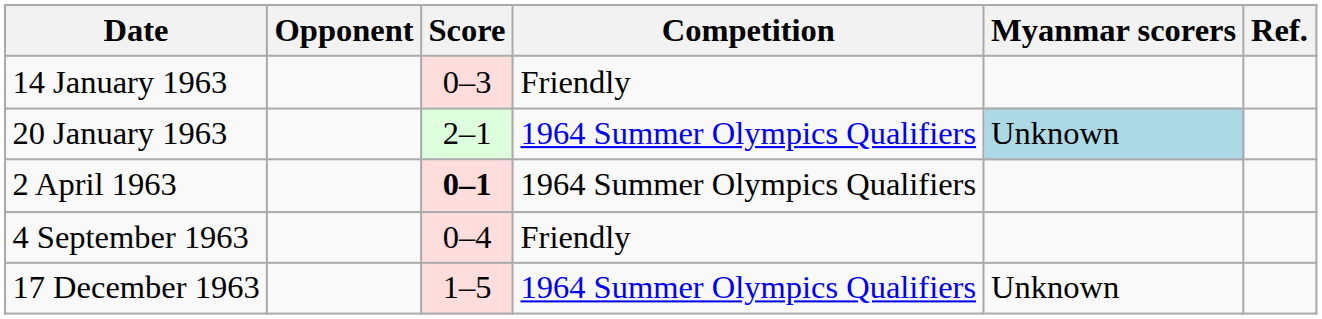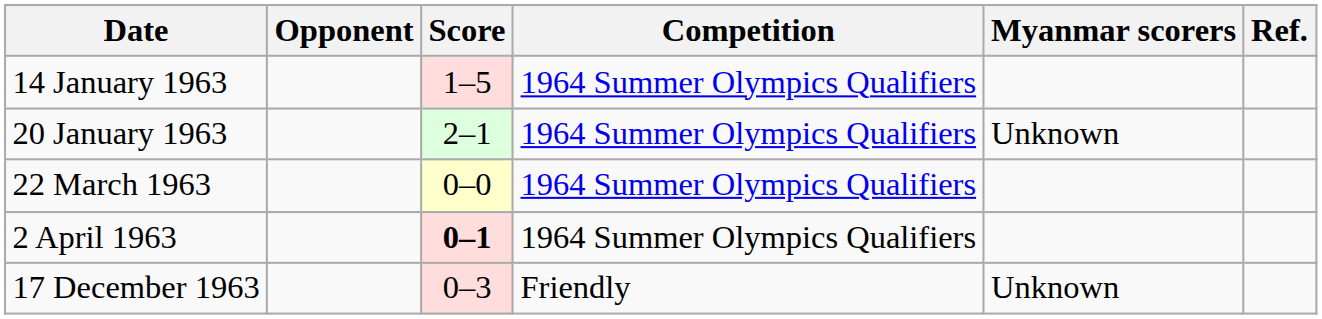(467, 81) 0–3 -> (467, 81) 1–5
(576, 81) Friendly -> (748, 81) 1964 Summer Olympics Qualifiers
(1055, 133) lightblue background -> (1055, 133) no background
+ row: (112, 184)
- row: (131, 236)
(467, 287) 1–5 -> (467, 287) 0–3
(748, 287) 1964 Summer Olympics Qualifiers -> (576, 287) Friendly
